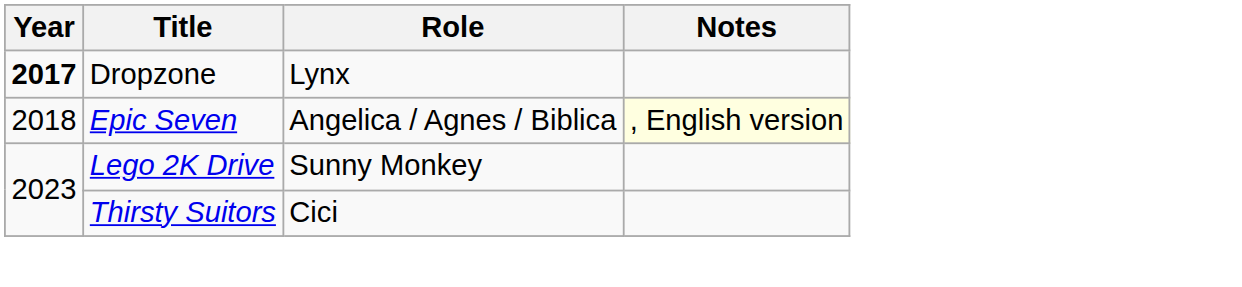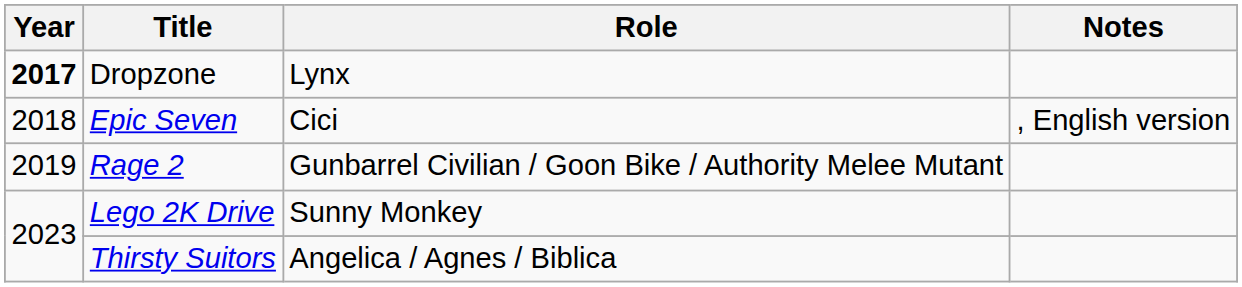(453, 119) Angelica / Agnes / Biblica -> (314, 119) Cici
(737, 119) lightyellow background -> (1123, 119) no background
+ row: (137, 166)
(314, 212) Cici -> (453, 258) Angelica / Agnes / Biblica
